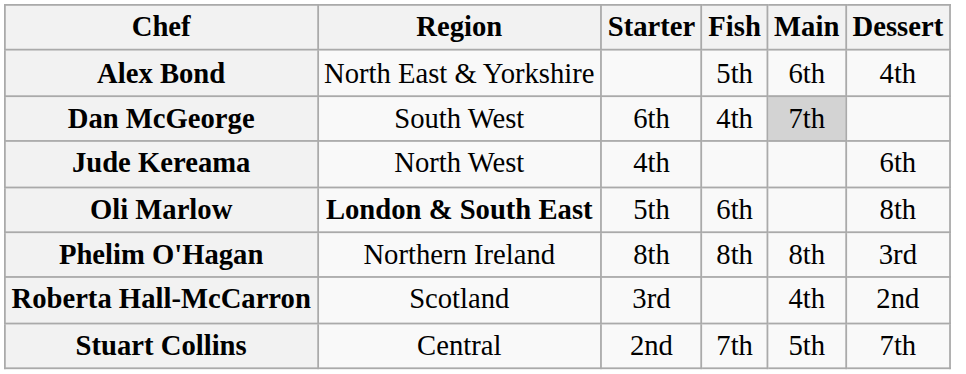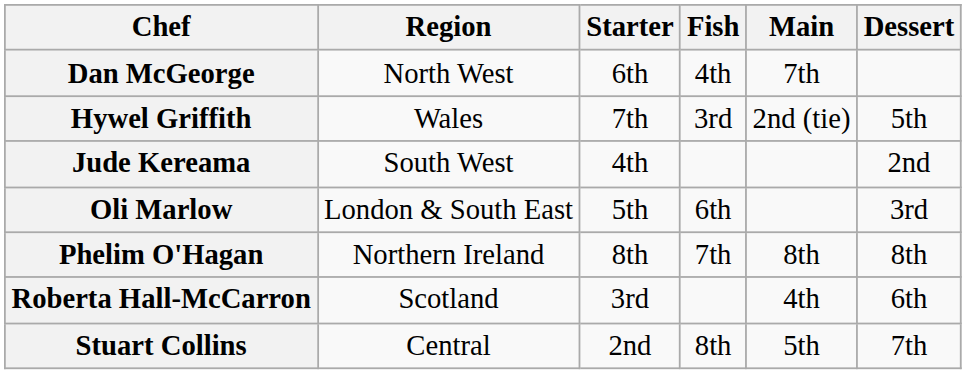- row: (161, 72)
(459, 118) South West -> (449, 72) North West
(807, 118) lightgrey background -> (802, 72) no background
+ row: (161, 118)
(459, 163) North West -> (449, 163) South West
(898, 163) 6th -> (909, 163) 2nd
(459, 208) bold -> (449, 208) normal
(898, 208) 8th -> (909, 208) 3rd
(735, 254) 8th -> (713, 254) 7th
(898, 254) 3rd -> (909, 254) 8th
(898, 299) 2nd -> (909, 299) 6th
(735, 345) 7th -> (713, 345) 8th
